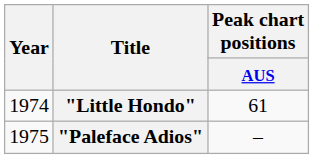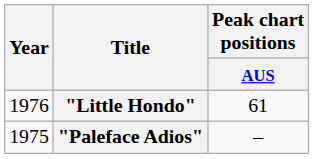(29, 105) 1974 -> (29, 105) 1976
